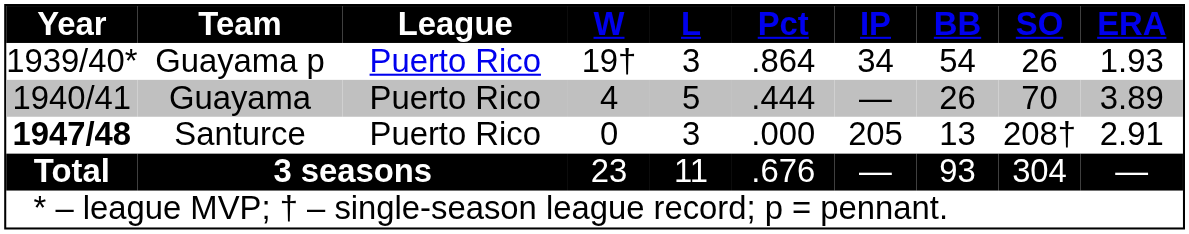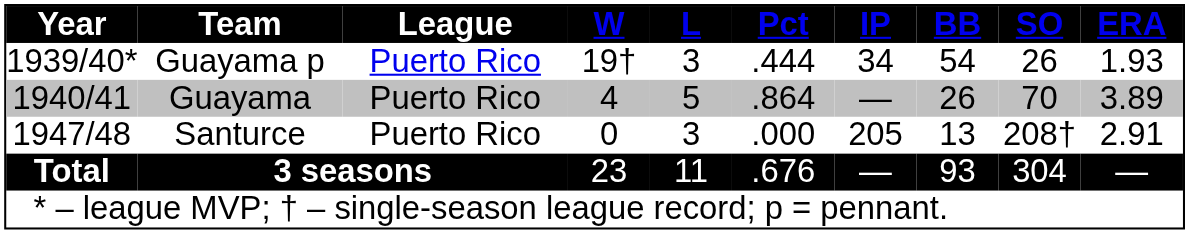(783, 60) .864 -> (783, 60) .444
(783, 97) .444 -> (783, 97) .864
(72, 134) bold -> (72, 134) normal
